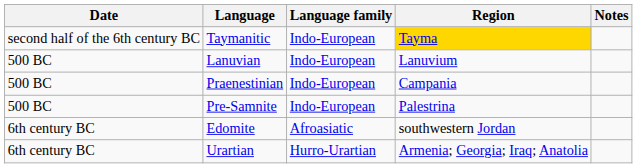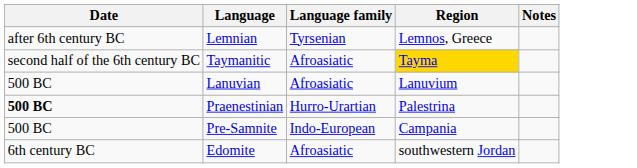+ row: (232, 38)
(332, 38) Indo-European -> (321, 60) Afroasiatic
(332, 60) Indo-European -> (321, 83) Afroasiatic
(30, 83) normal -> (30, 106) bold
(332, 83) Indo-European -> (333, 106) Hurro-Urartian
(428, 83) Campania -> (427, 106) Palestrina
(427, 106) Palestrina -> (428, 128) Campania
- row: (230, 151)
